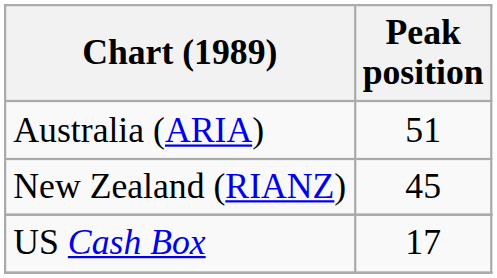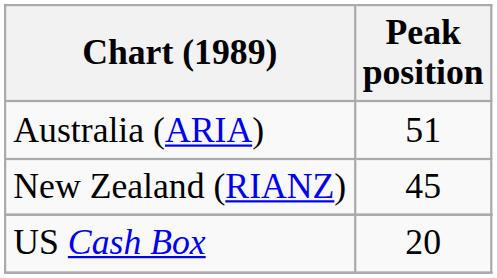(423, 242) 17 -> (423, 242) 20
